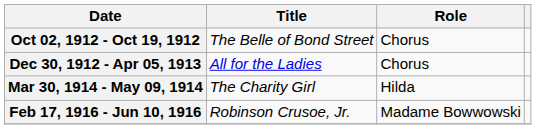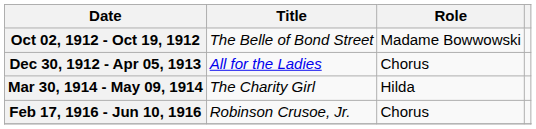(405, 40) Chorus -> (451, 40) Madame Bowwowski
(451, 111) Madame Bowwowski -> (405, 111) Chorus
